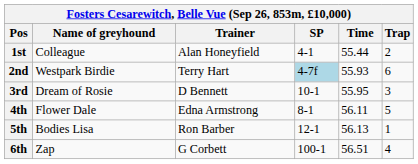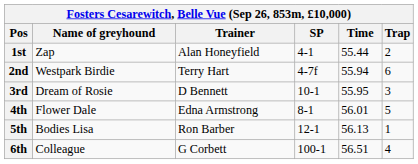(60, 52) Colleague -> (45, 52) Zap
(308, 71) lightblue background -> (308, 71) no background
(355, 71) 55.93 -> (355, 71) 55.94
(355, 110) 56.11 -> (355, 110) 56.01
(45, 149) Zap -> (60, 149) Colleague
